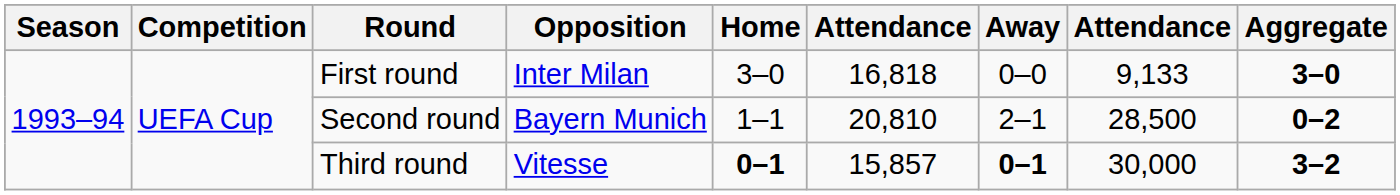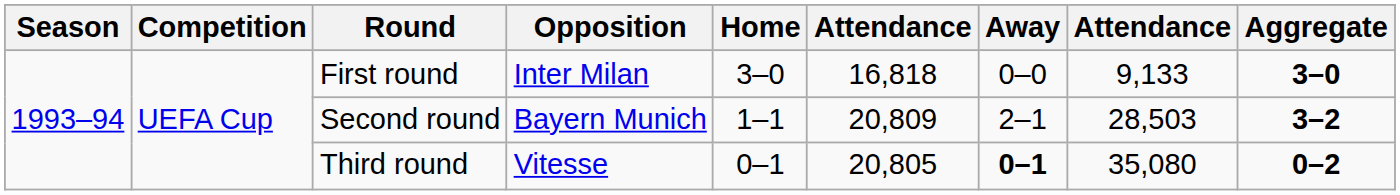(893, 119) 20,810 -> (893, 119) 20,809
(1152, 119) 28,500 -> (1152, 119) 28,503
(1316, 119) 0–2 -> (1316, 119) 3–2
(760, 165) bold -> (760, 165) normal
(893, 165) 15,857 -> (893, 165) 20,805
(1152, 165) 30,000 -> (1152, 165) 35,080
(1316, 165) 3–2 -> (1316, 165) 0–2
